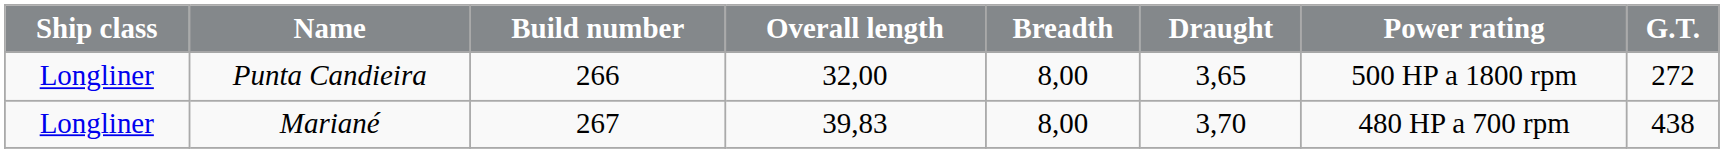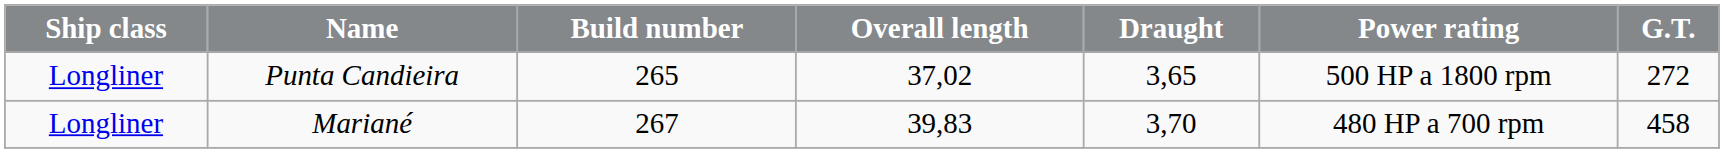- column: (1063, 28)
(598, 75) 266 -> (657, 75) 265
(855, 75) 32,00 -> (940, 75) 37,02
(1673, 123) 438 -> (1668, 123) 458
